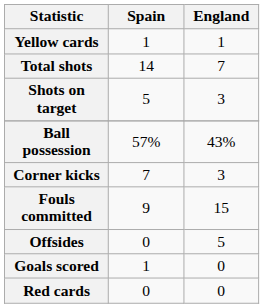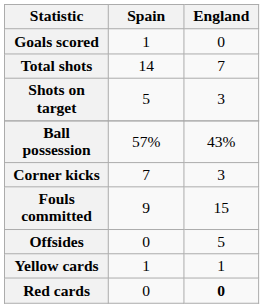rows swapped: (57, 266) <-> (57, 41)
(221, 290) normal -> (221, 290) bold
